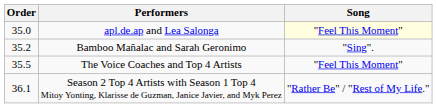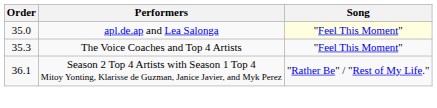- row: (161, 47)
(21, 64) 35.5 -> (21, 47) 35.3
